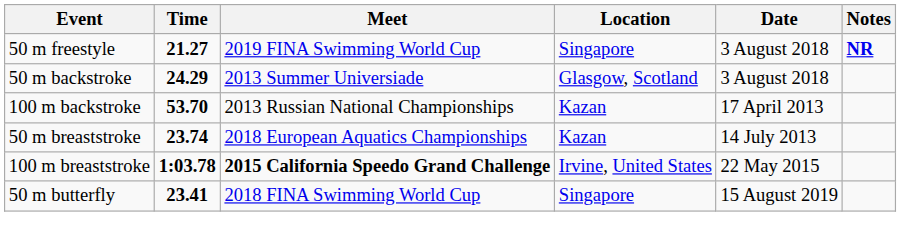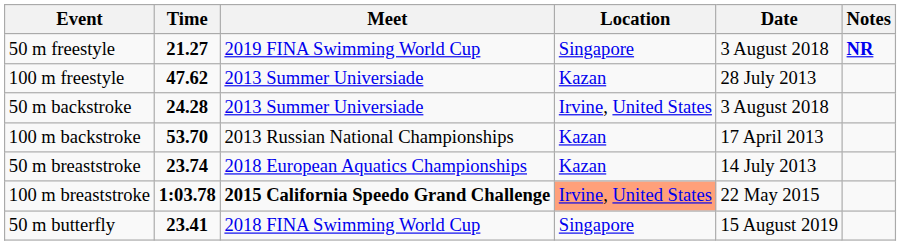+ row: (67, 78)
(187, 78) 24.29 -> (187, 107) 24.28
(628, 78) Glasgow, Scotland -> (635, 107) Irvine, United States
(635, 166) no background -> (635, 195) lightsalmon background
